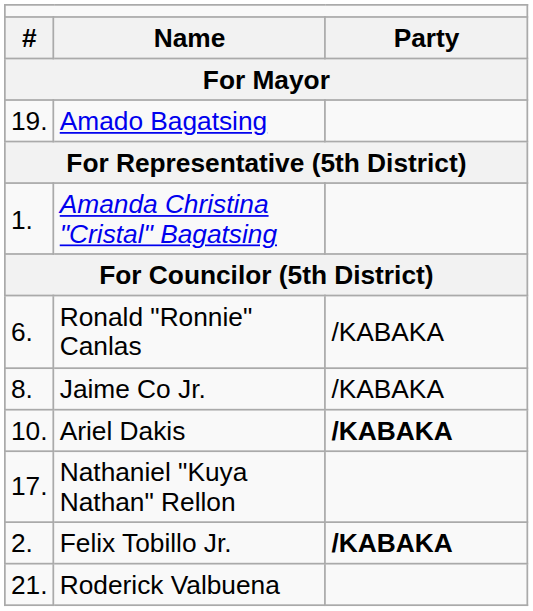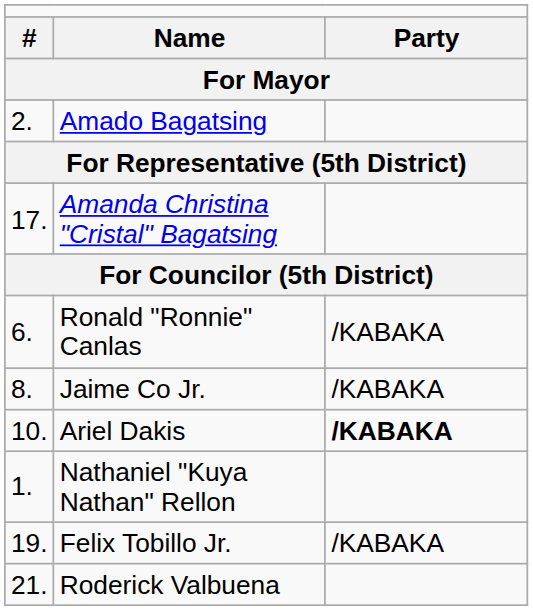(29, 121) 19. -> (22, 121) 2.
(22, 219) 1. -> (29, 219) 17.
(29, 486) 17. -> (22, 486) 1.
(22, 543) 2. -> (29, 543) 19.
(392, 543) bold -> (388, 543) normal
